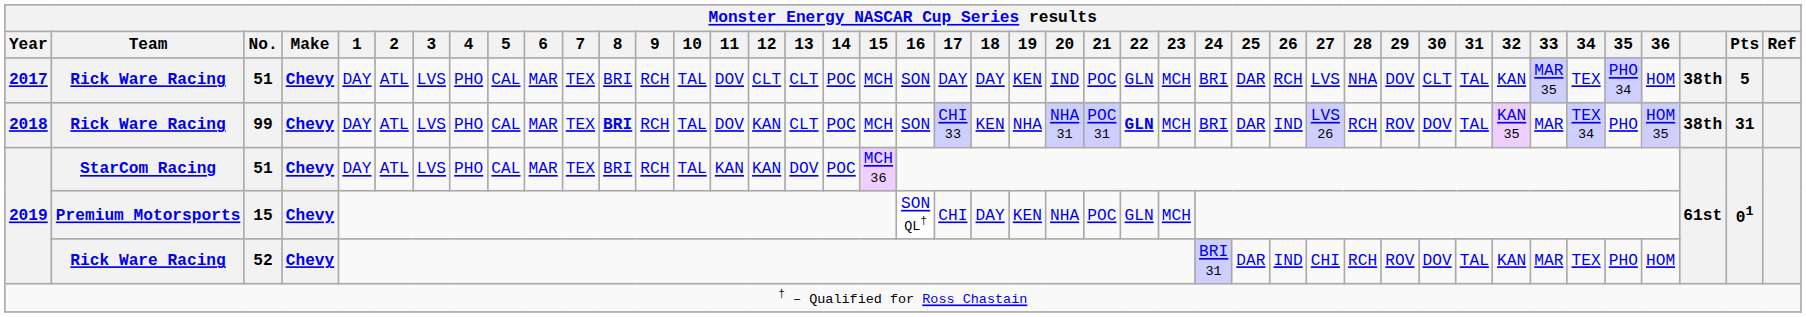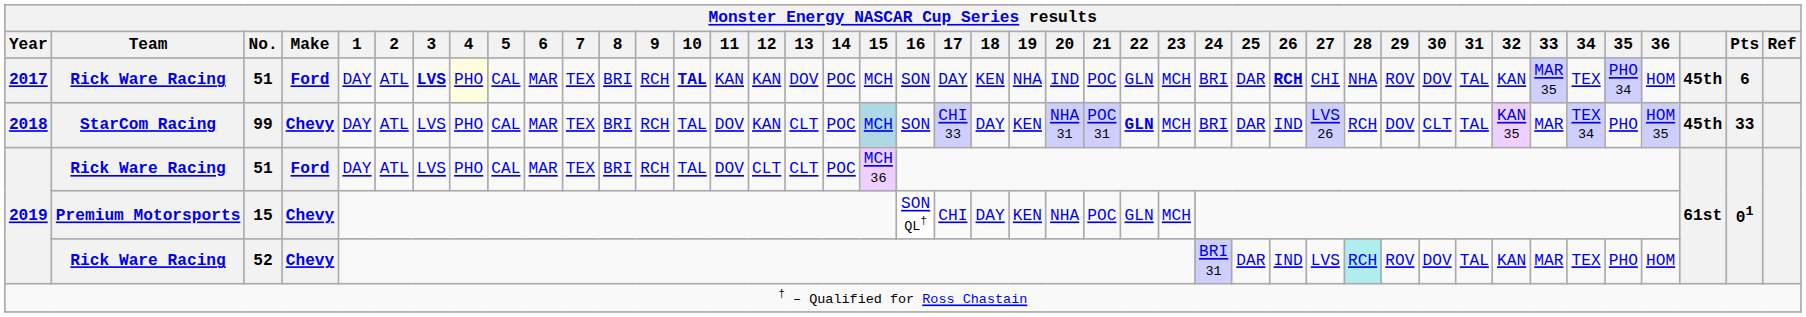(310, 80) Chevy -> (310, 80) Ford
(431, 80) normal -> (431, 80) bold
(469, 80) no background -> (469, 80) lightyellow background
(692, 80) normal -> (692, 80) bold
(729, 80) DOV -> (729, 80) KAN
(767, 80) CLT -> (767, 80) KAN
(804, 80) CLT -> (804, 80) DOV
(990, 80) DAY -> (990, 80) KEN
(1027, 80) KEN -> (1027, 80) NHA
(1288, 80) normal -> (1288, 80) bold
(1325, 80) LVS -> (1325, 80) CHI
(1400, 80) DOV -> (1400, 80) ROV
(1437, 80) CLT -> (1437, 80) DOV
(1703, 80) 38th -> (1703, 80) 45th
(1745, 80) 5 -> (1745, 80) 6
(148, 124) Rick Ware Racing -> (148, 124) StarCom Racing
(618, 124) bold -> (618, 124) normal
(878, 124) no background -> (878, 124) lightblue background
(990, 124) KEN -> (990, 124) DAY
(1027, 124) NHA -> (1027, 124) KEN
(1400, 124) ROV -> (1400, 124) DOV
(1437, 124) DOV -> (1437, 124) CLT
(1703, 124) 38th -> (1703, 124) 45th
(1745, 124) 31 -> (1745, 124) 33
(148, 169) StarCom Racing -> (148, 169) Rick Ware Racing
(310, 169) Chevy -> (310, 169) Ford
(729, 169) KAN -> (729, 169) DOV
(767, 169) KAN -> (767, 169) CLT
(804, 169) DOV -> (804, 169) CLT
(1325, 261) CHI -> (1325, 261) LVS
(1363, 261) no background -> (1363, 261) paleturquoise background
